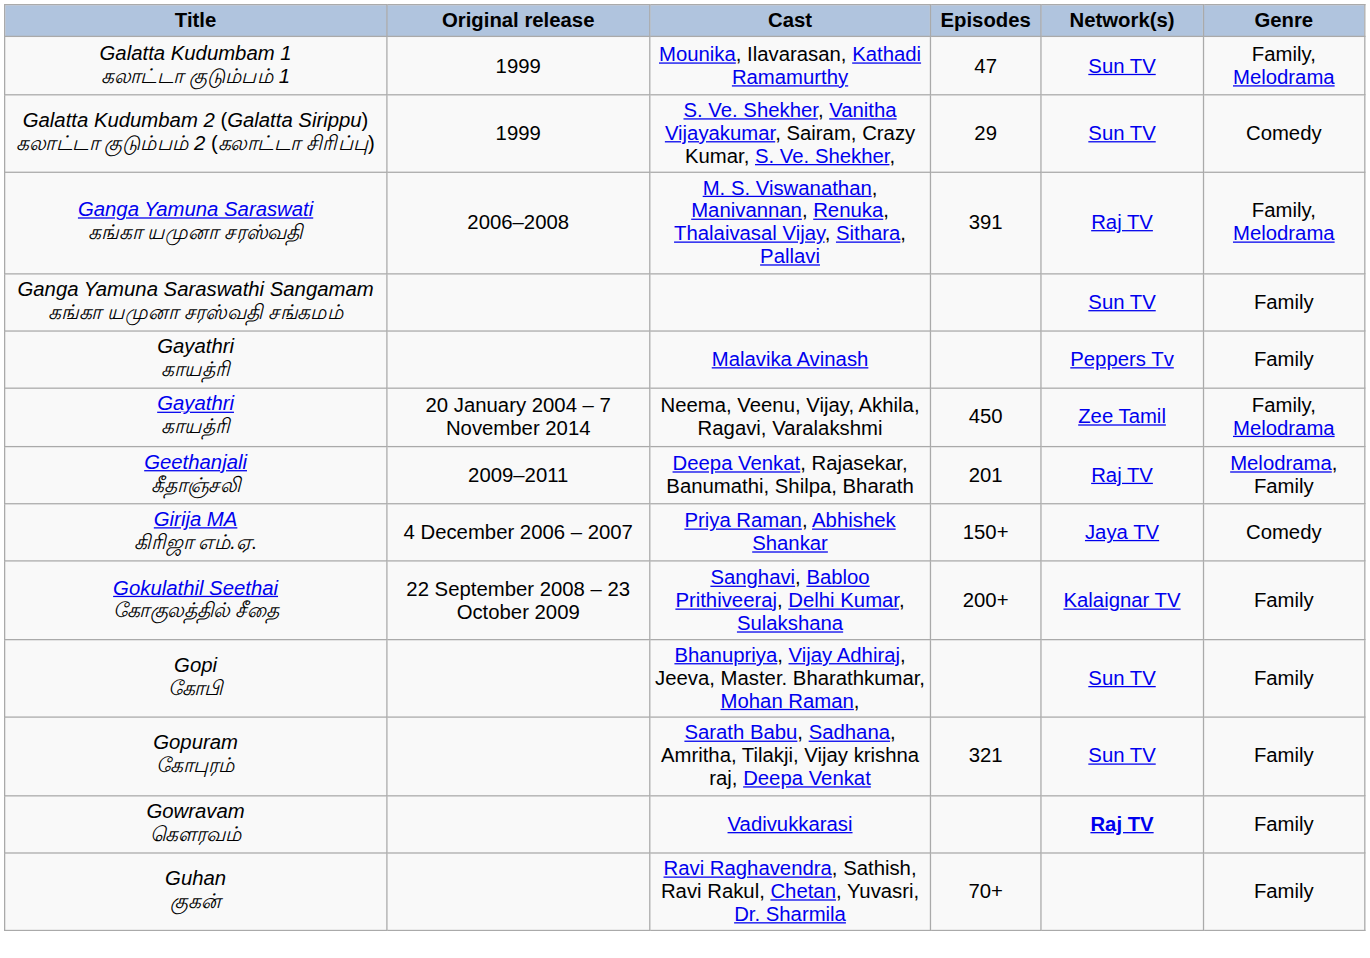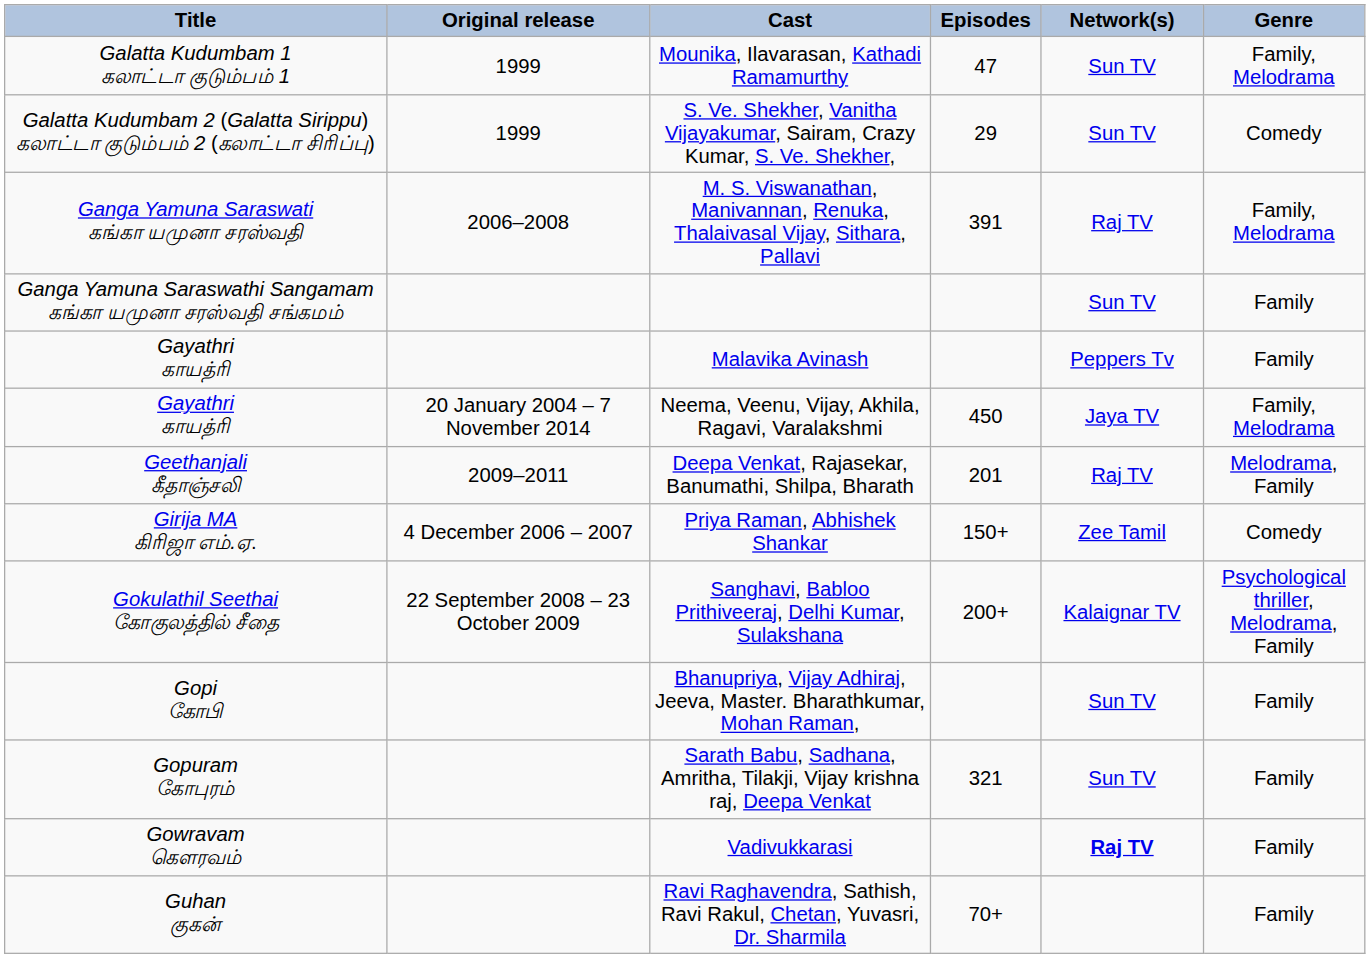(1122, 417) Zee Tamil -> (1122, 417) Jaya TV
(1122, 532) Jaya TV -> (1122, 532) Zee Tamil
(1284, 600) Family -> (1284, 611) Psychological thriller, Melodrama, Family
